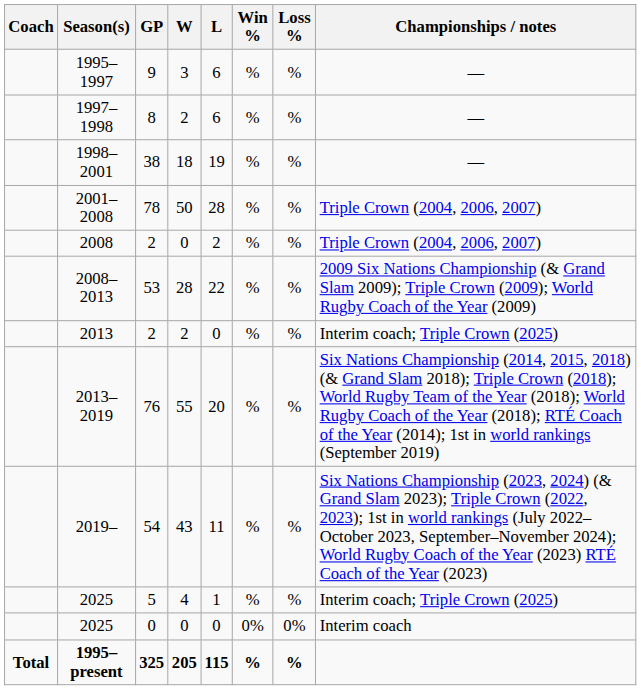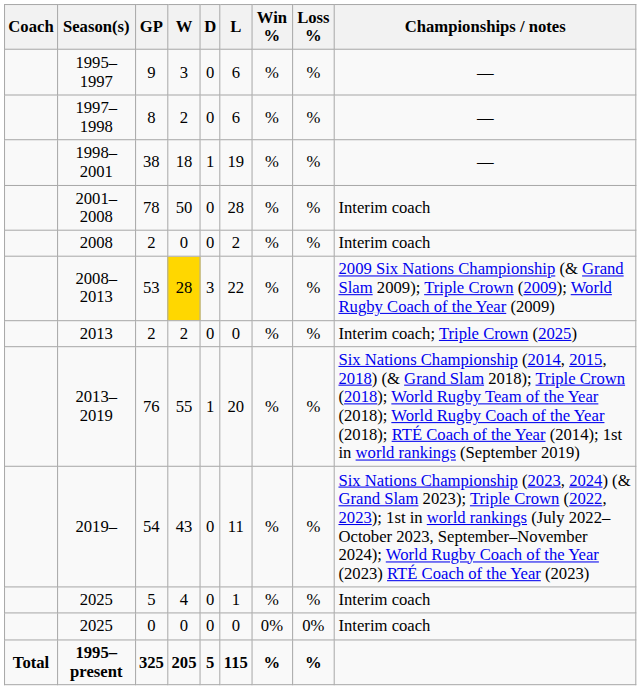+ column: (210, 27)
(430, 207) Triple Crown (2004, 2006, 2007) -> (384, 207) Interim coach
(430, 243) Triple Crown (2004, 2006, 2007) -> (384, 243) Interim coach
(184, 288) no background -> (184, 288) gold background
(439, 599) Interim coach; Triple Crown (2025) -> (384, 599) Interim coach
